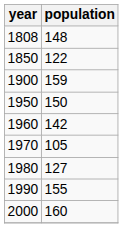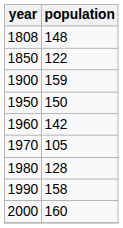(56, 168) 127 -> (56, 168) 128
(56, 189) 155 -> (56, 189) 158
